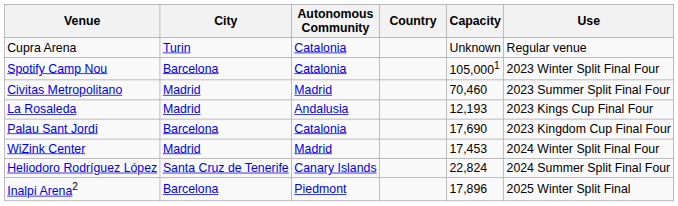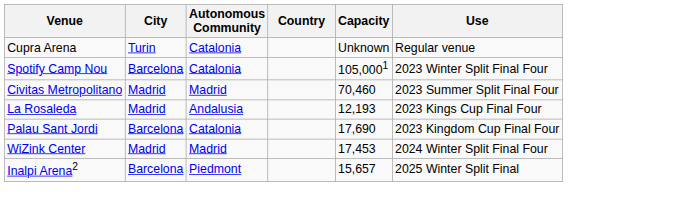- row: (82, 168)
(468, 189) 17,896 -> (357, 169) 15,657
